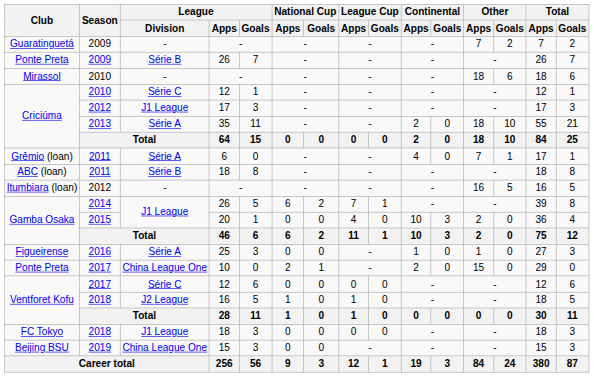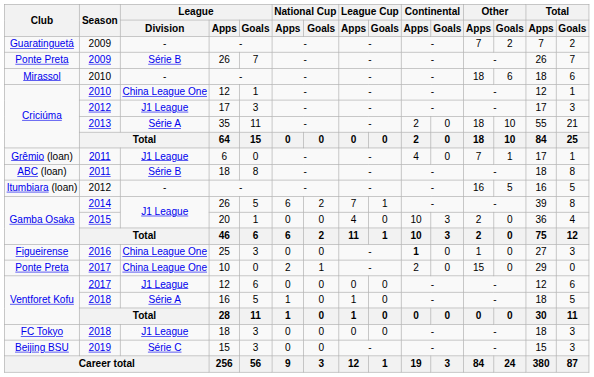(165, 92) Série C -> (165, 92) China League One
(165, 156) Série A -> (165, 156) J1 League
(165, 252) Série A -> (165, 252) China League One
(416, 252) normal -> (416, 252) bold
(165, 284) Série C -> (165, 284) J1 League
(165, 300) J2 League -> (165, 300) Série A
(165, 348) China League One -> (165, 348) Série C
